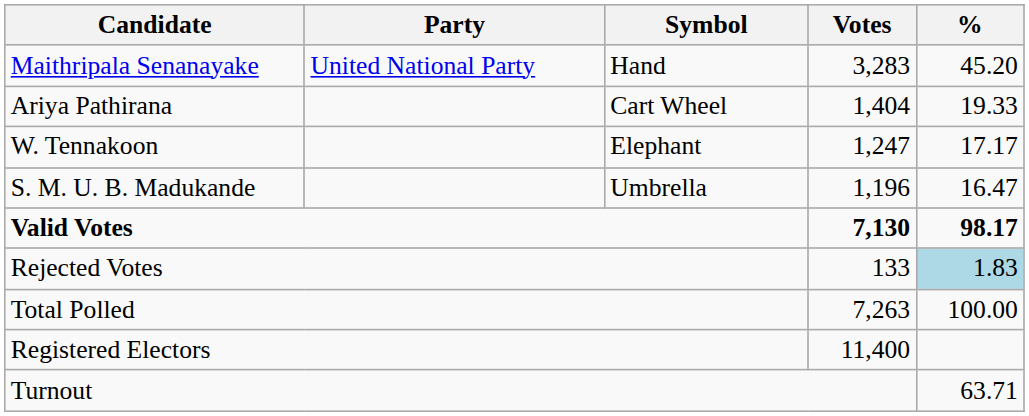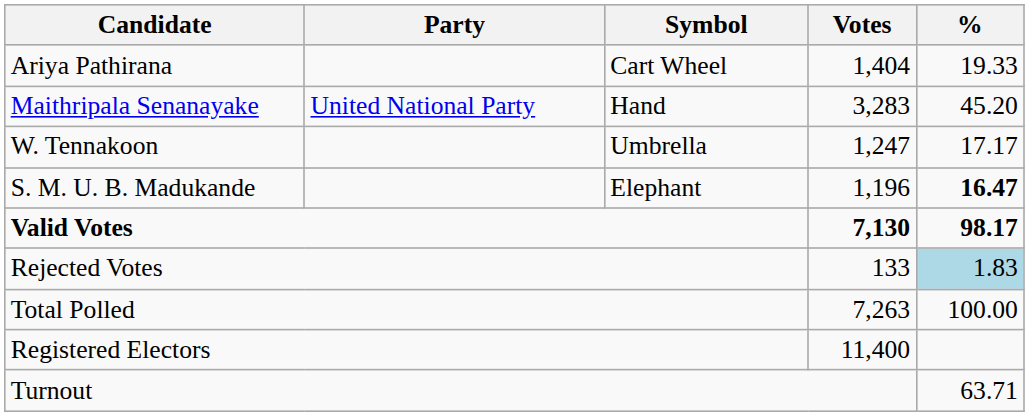rows swapped: (135, 65) <-> (91, 106)
(656, 146) Elephant -> (659, 146) Umbrella
(659, 187) Umbrella -> (656, 187) Elephant
(989, 187) normal -> (989, 187) bold
